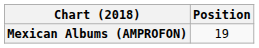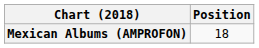(222, 34) 19 -> (222, 34) 18
